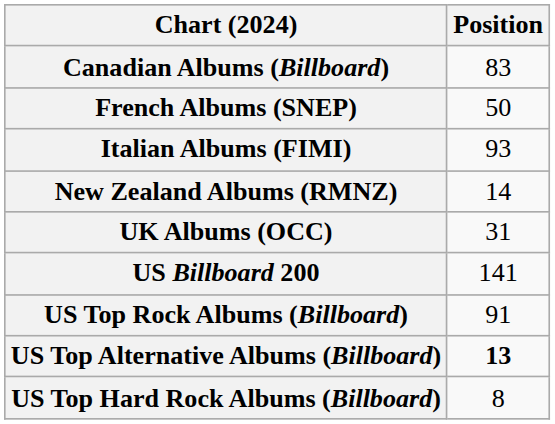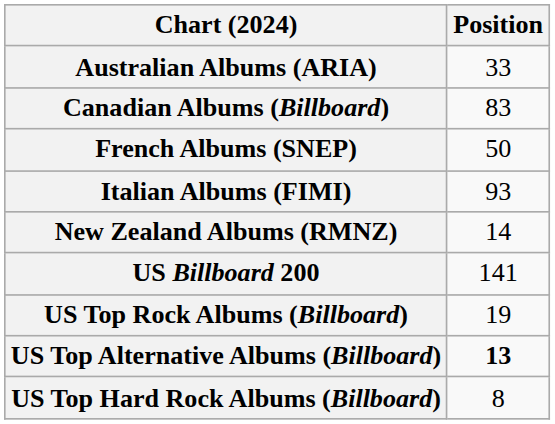+ row: (226, 66)
- row: (226, 231)
(498, 314) 91 -> (498, 314) 19
